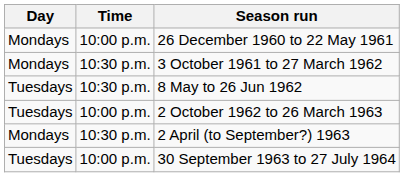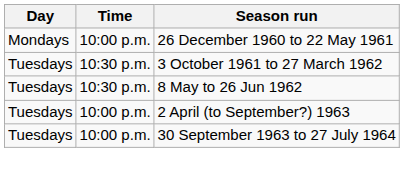(38, 64) Mondays -> (40, 64) Tuesdays
- row: (270, 111)
(38, 135) Mondays -> (40, 111) Tuesdays
(115, 135) 10:30 p.m. -> (115, 111) 10:00 p.m.
